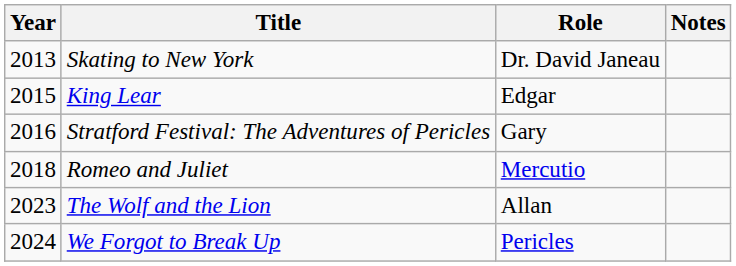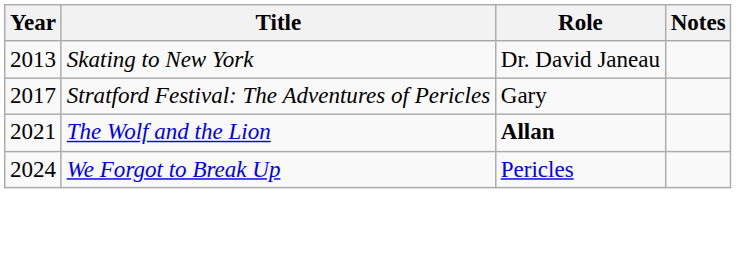- row: (114, 95)
(33, 132) 2016 -> (33, 95) 2017
- row: (147, 168)
(33, 205) 2023 -> (33, 132) 2021
(526, 205) normal -> (528, 132) bold
